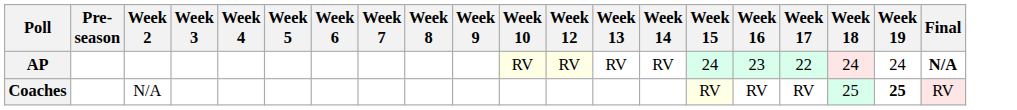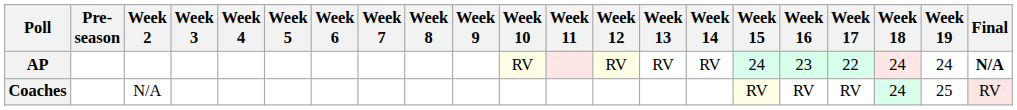+ column: (569, 28)
(851, 91) 25 -> (897, 91) 24
(897, 91) bold -> (944, 91) normal
